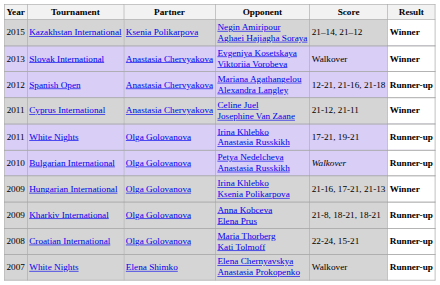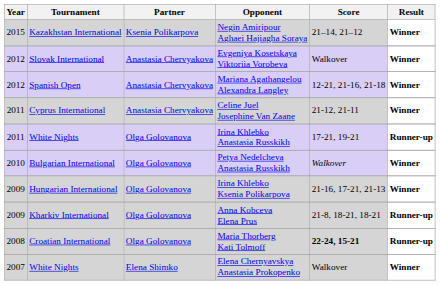(16, 59) 2013 -> (16, 59) 2012
(411, 85) Runner-up -> (405, 85) Winner
(411, 163) Runner-up -> (405, 163) Winner
(336, 241) normal -> (336, 241) bold
(411, 267) Runner-up -> (405, 267) Winner
